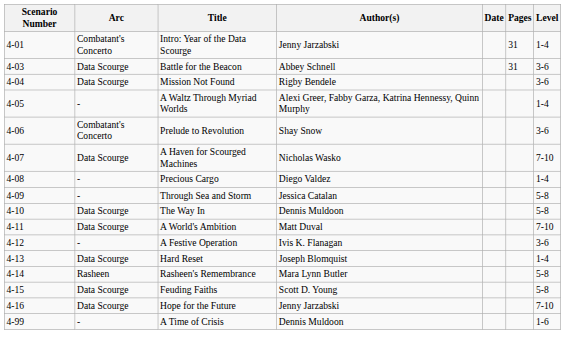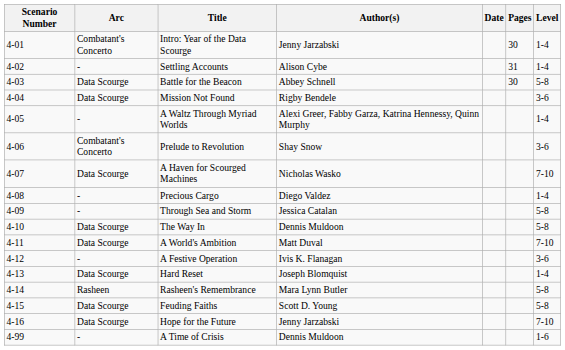(513, 45) 31 -> (513, 45) 30
+ row: (194, 66)
(513, 66) 31 -> (513, 82) 30
(542, 66) 3-6 -> (542, 82) 5-8
